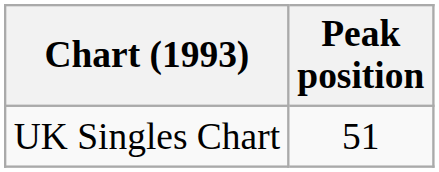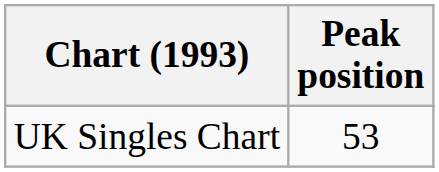(361, 135) 51 -> (361, 135) 53
